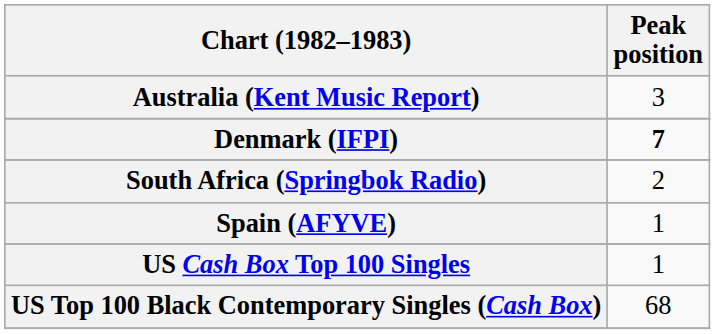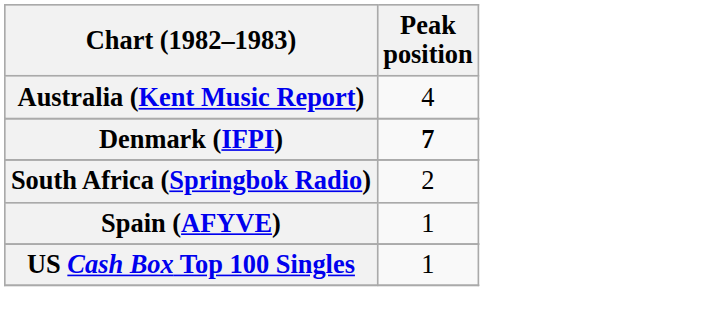(658, 97) 3 -> (428, 97) 4
- row: (306, 306)
